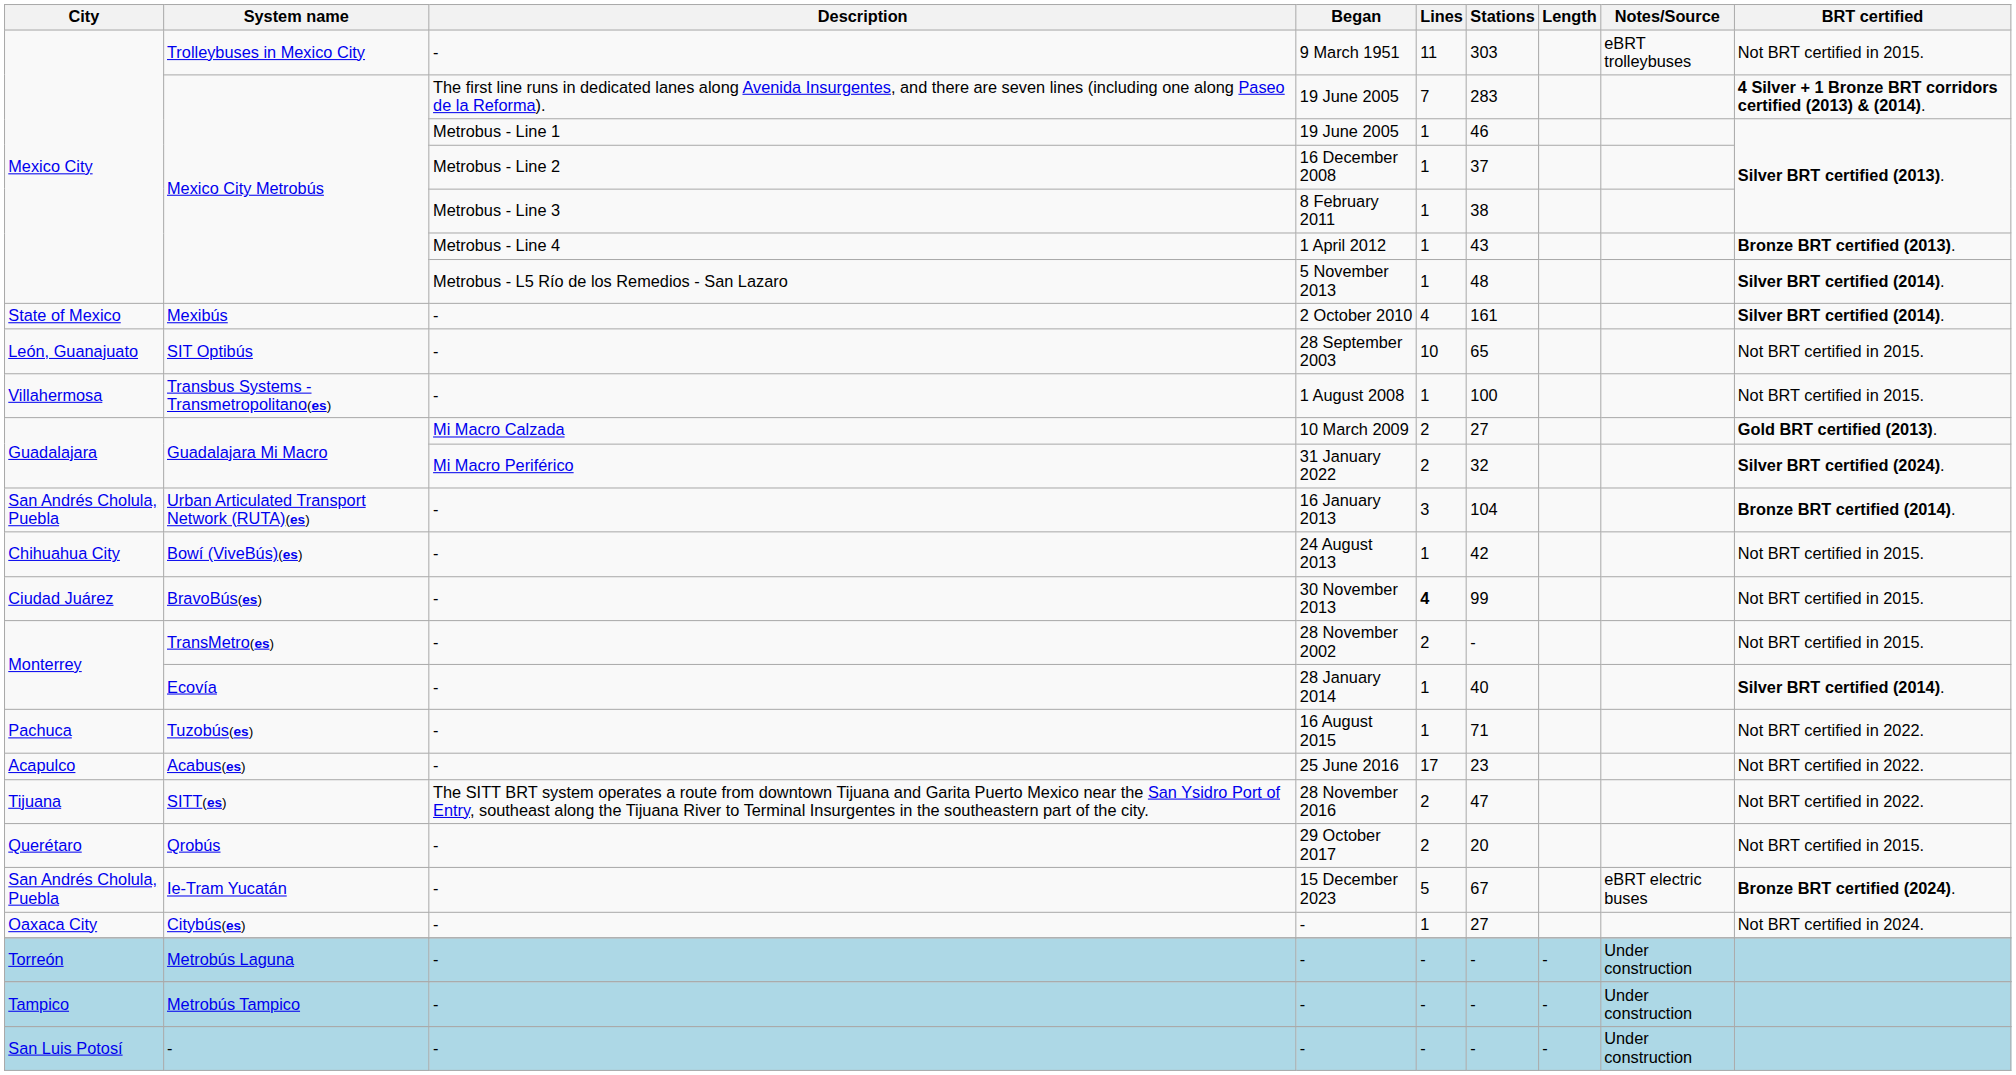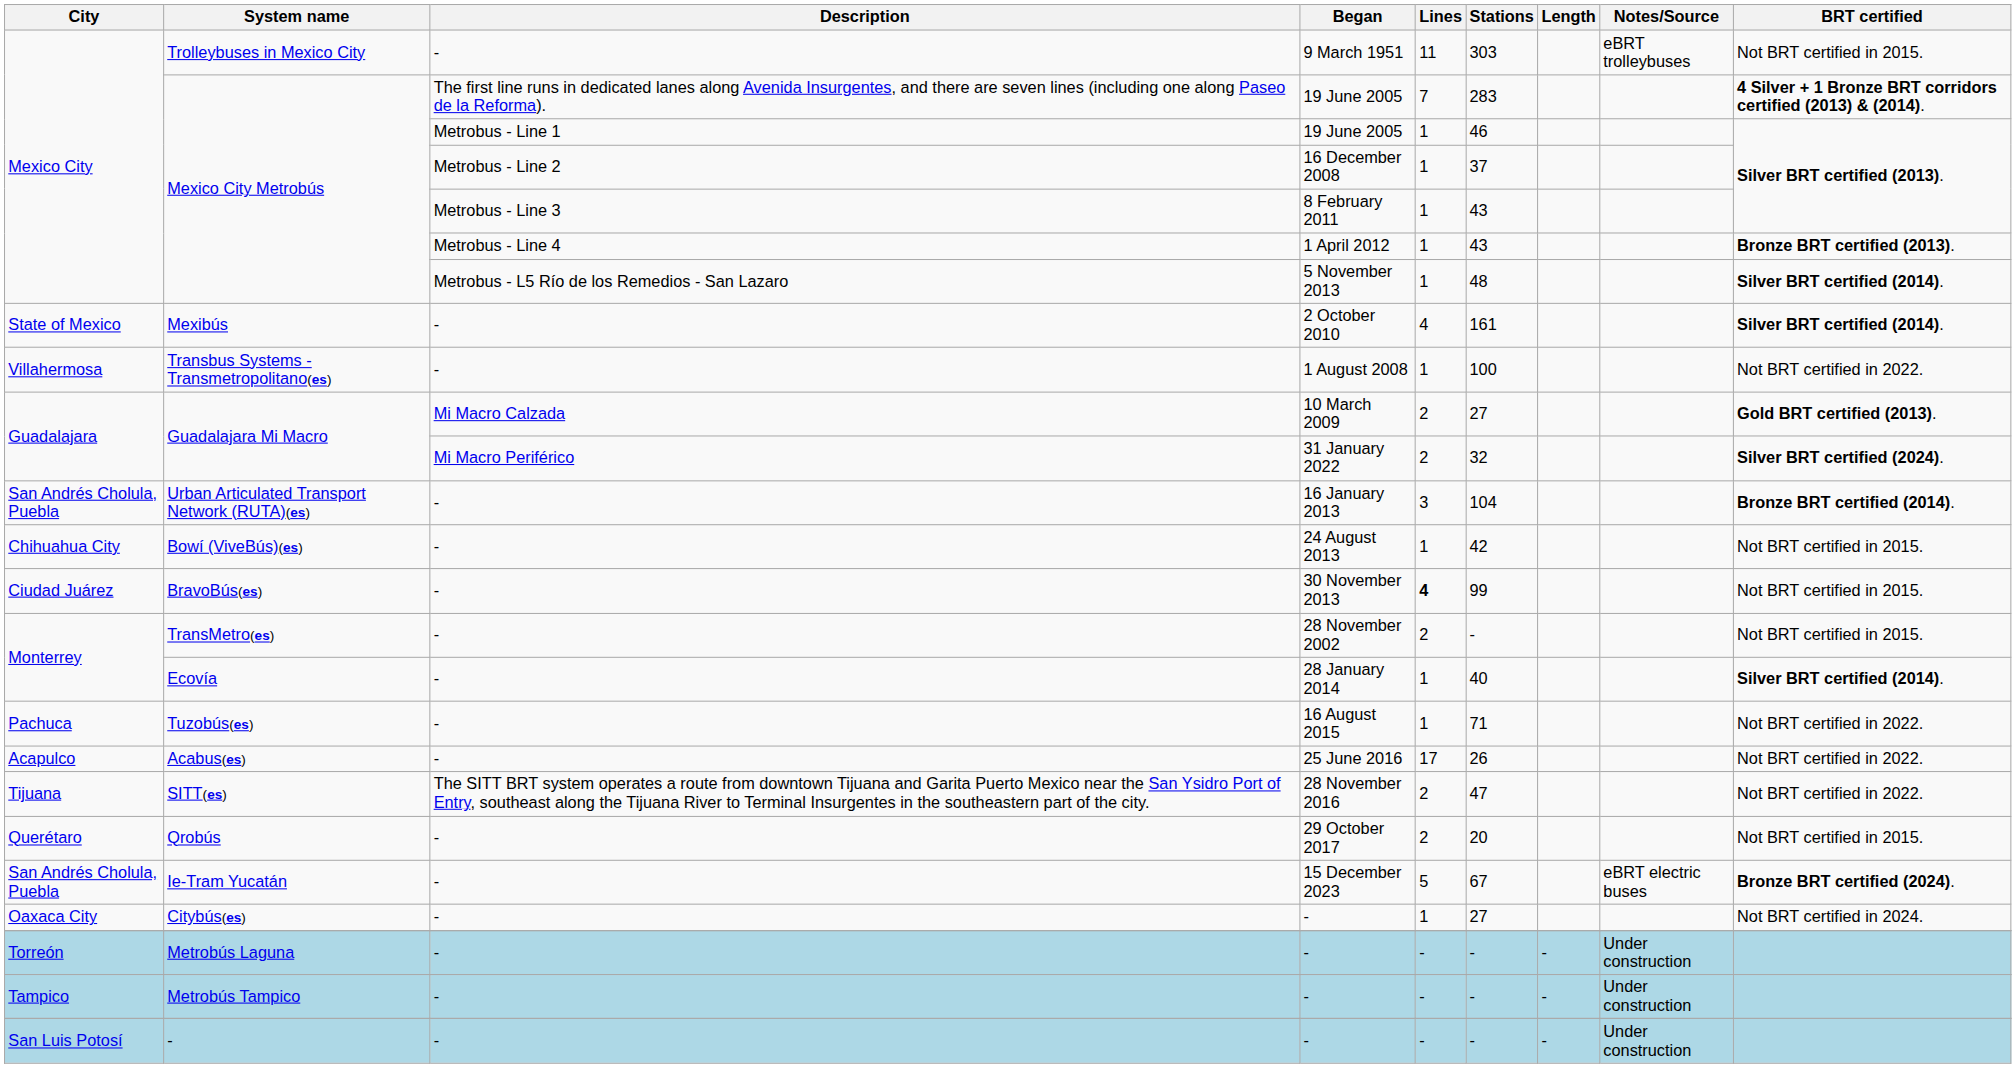(1479, 211) 38 -> (1479, 211) 43
- row: (210, 351)
(1831, 395) Not BRT certified in 2015. -> (1830, 369) Not BRT certified in 2022.
(1479, 766) 23 -> (1479, 758) 26
